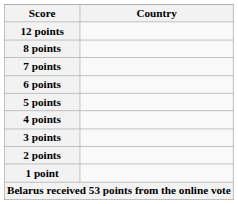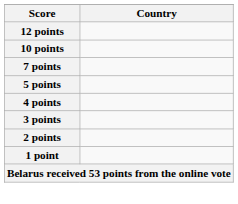+ row: (42, 48)
- row: (42, 48)
- row: (42, 84)
